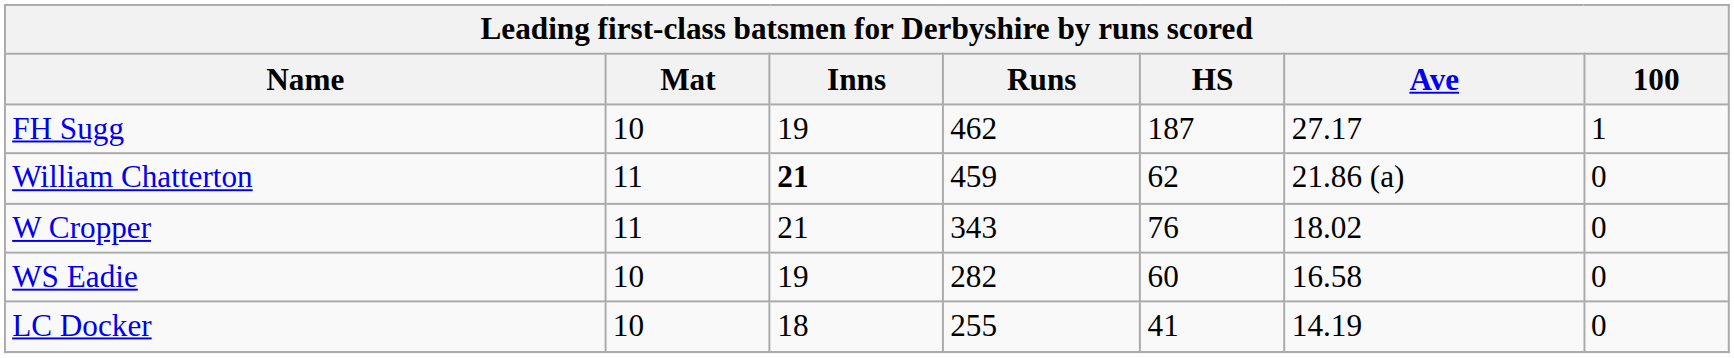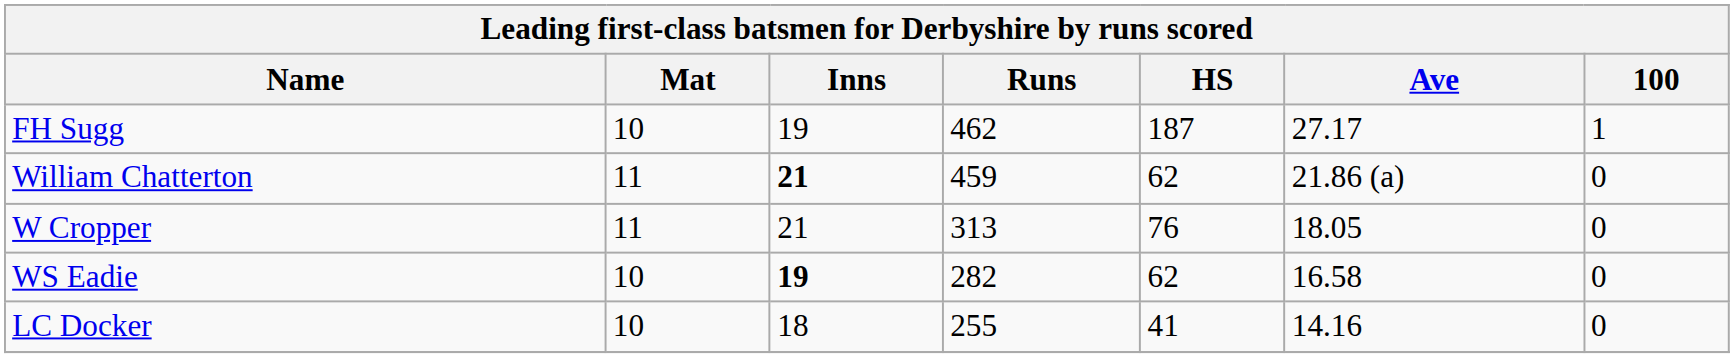(974, 227) 343 -> (974, 227) 313
(1327, 227) 18.02 -> (1327, 227) 18.05
(793, 276) normal -> (793, 276) bold
(1163, 276) 60 -> (1163, 276) 62
(1327, 326) 14.19 -> (1327, 326) 14.16
